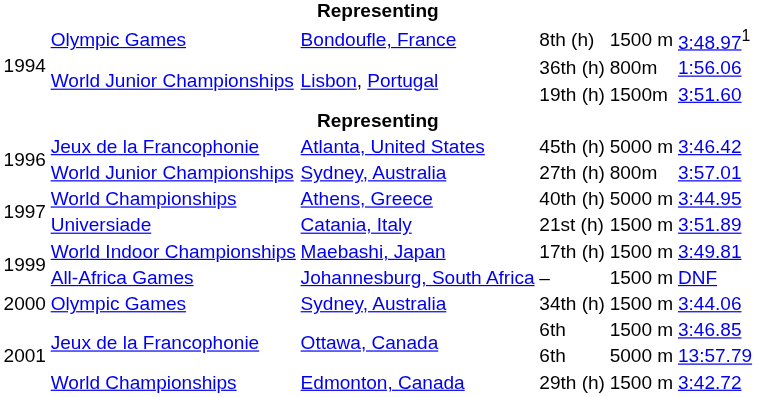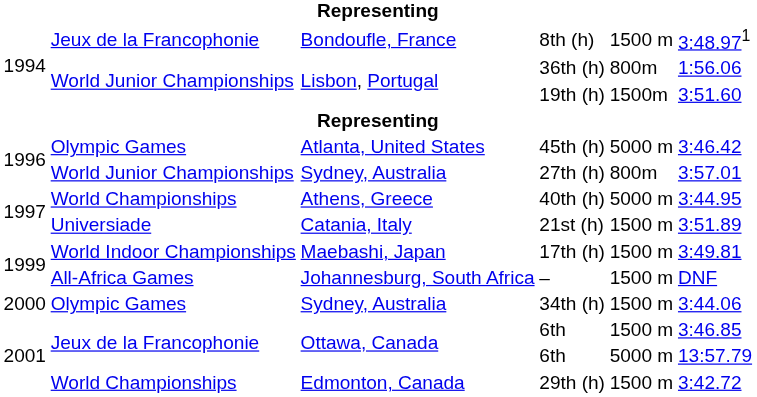(118, 39) Olympic Games -> (155, 39) Jeux de la Francophonie
(155, 147) Jeux de la Francophonie -> (118, 147) Olympic Games
